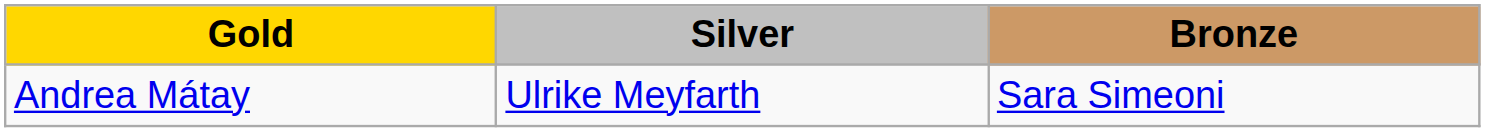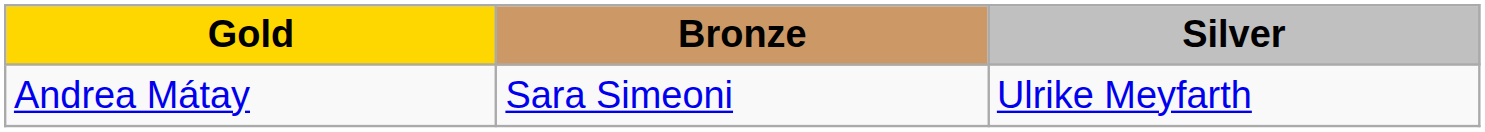columns swapped: (742, 34) <-> (1234, 34)
